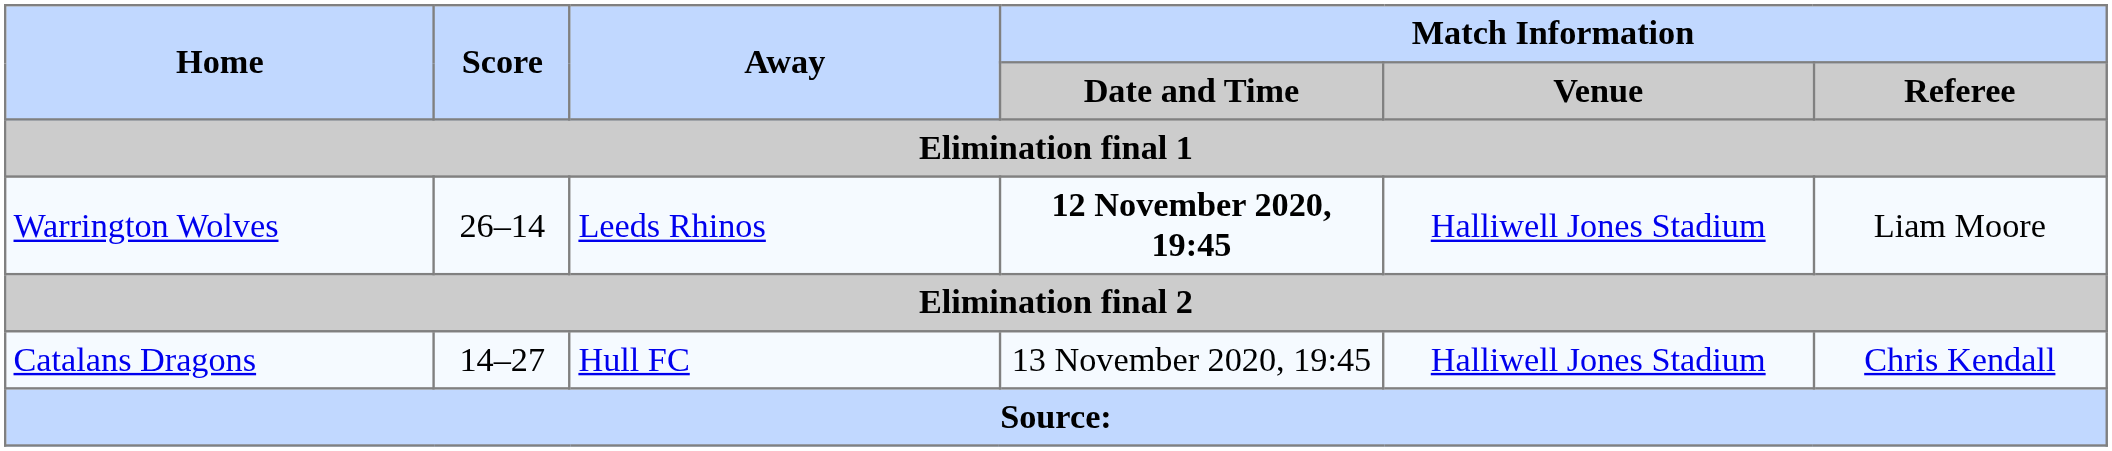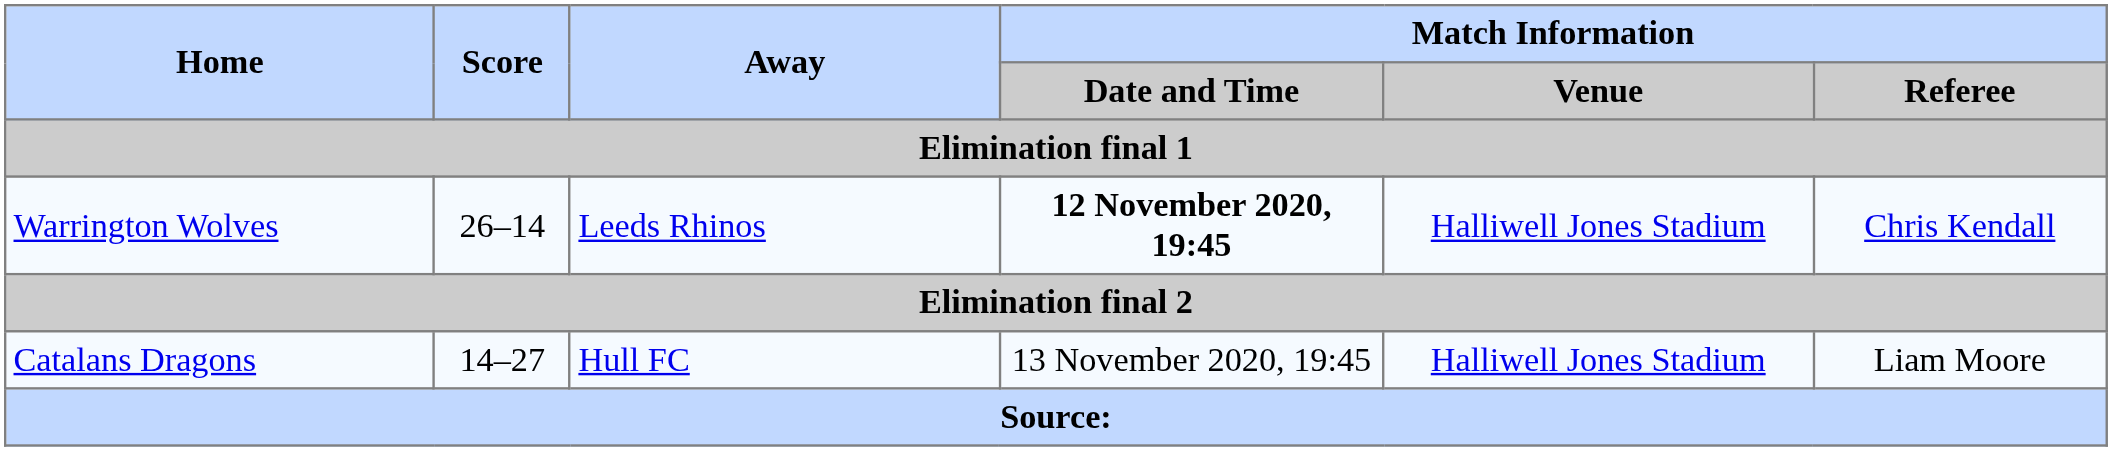(1960, 224) Liam Moore -> (1960, 224) Chris Kendall
(1960, 359) Chris Kendall -> (1960, 359) Liam Moore
